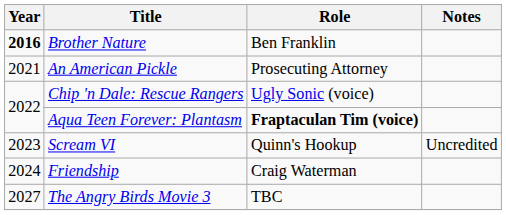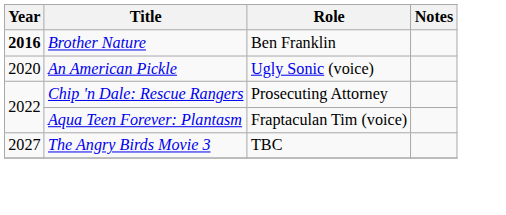(24, 68) 2021 -> (24, 68) 2020
(319, 68) Prosecuting Attorney -> (312, 68) Ugly Sonic (voice)
(312, 94) Ugly Sonic (voice) -> (319, 94) Prosecuting Attorney
(335, 119) bold -> (329, 119) normal
- row: (82, 145)
- row: (83, 171)
